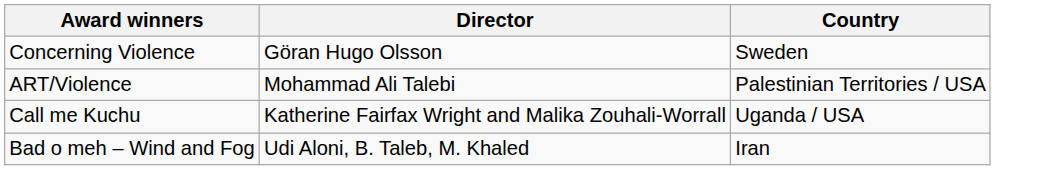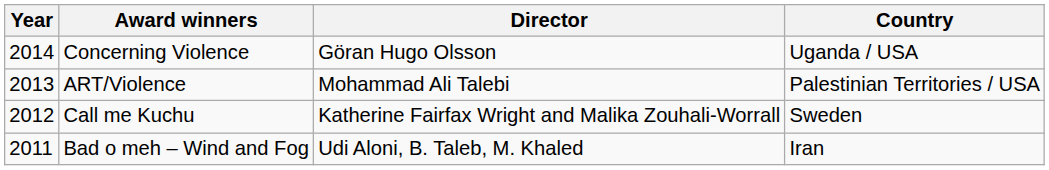+ column: (32, 20)
(772, 52) Sweden -> (854, 52) Uganda / USA
(800, 116) Uganda / USA -> (826, 116) Sweden
